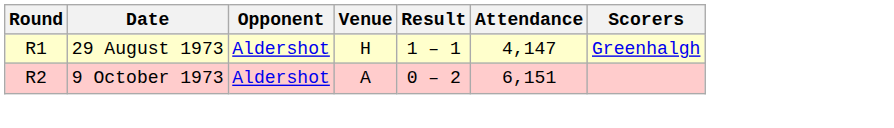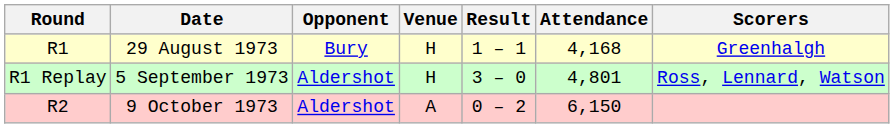(281, 49) Aldershot -> (346, 49) Bury
(529, 49) 4,147 -> (594, 49) 4,168
+ row: (202, 78)
(529, 78) 6,151 -> (594, 108) 6,150
